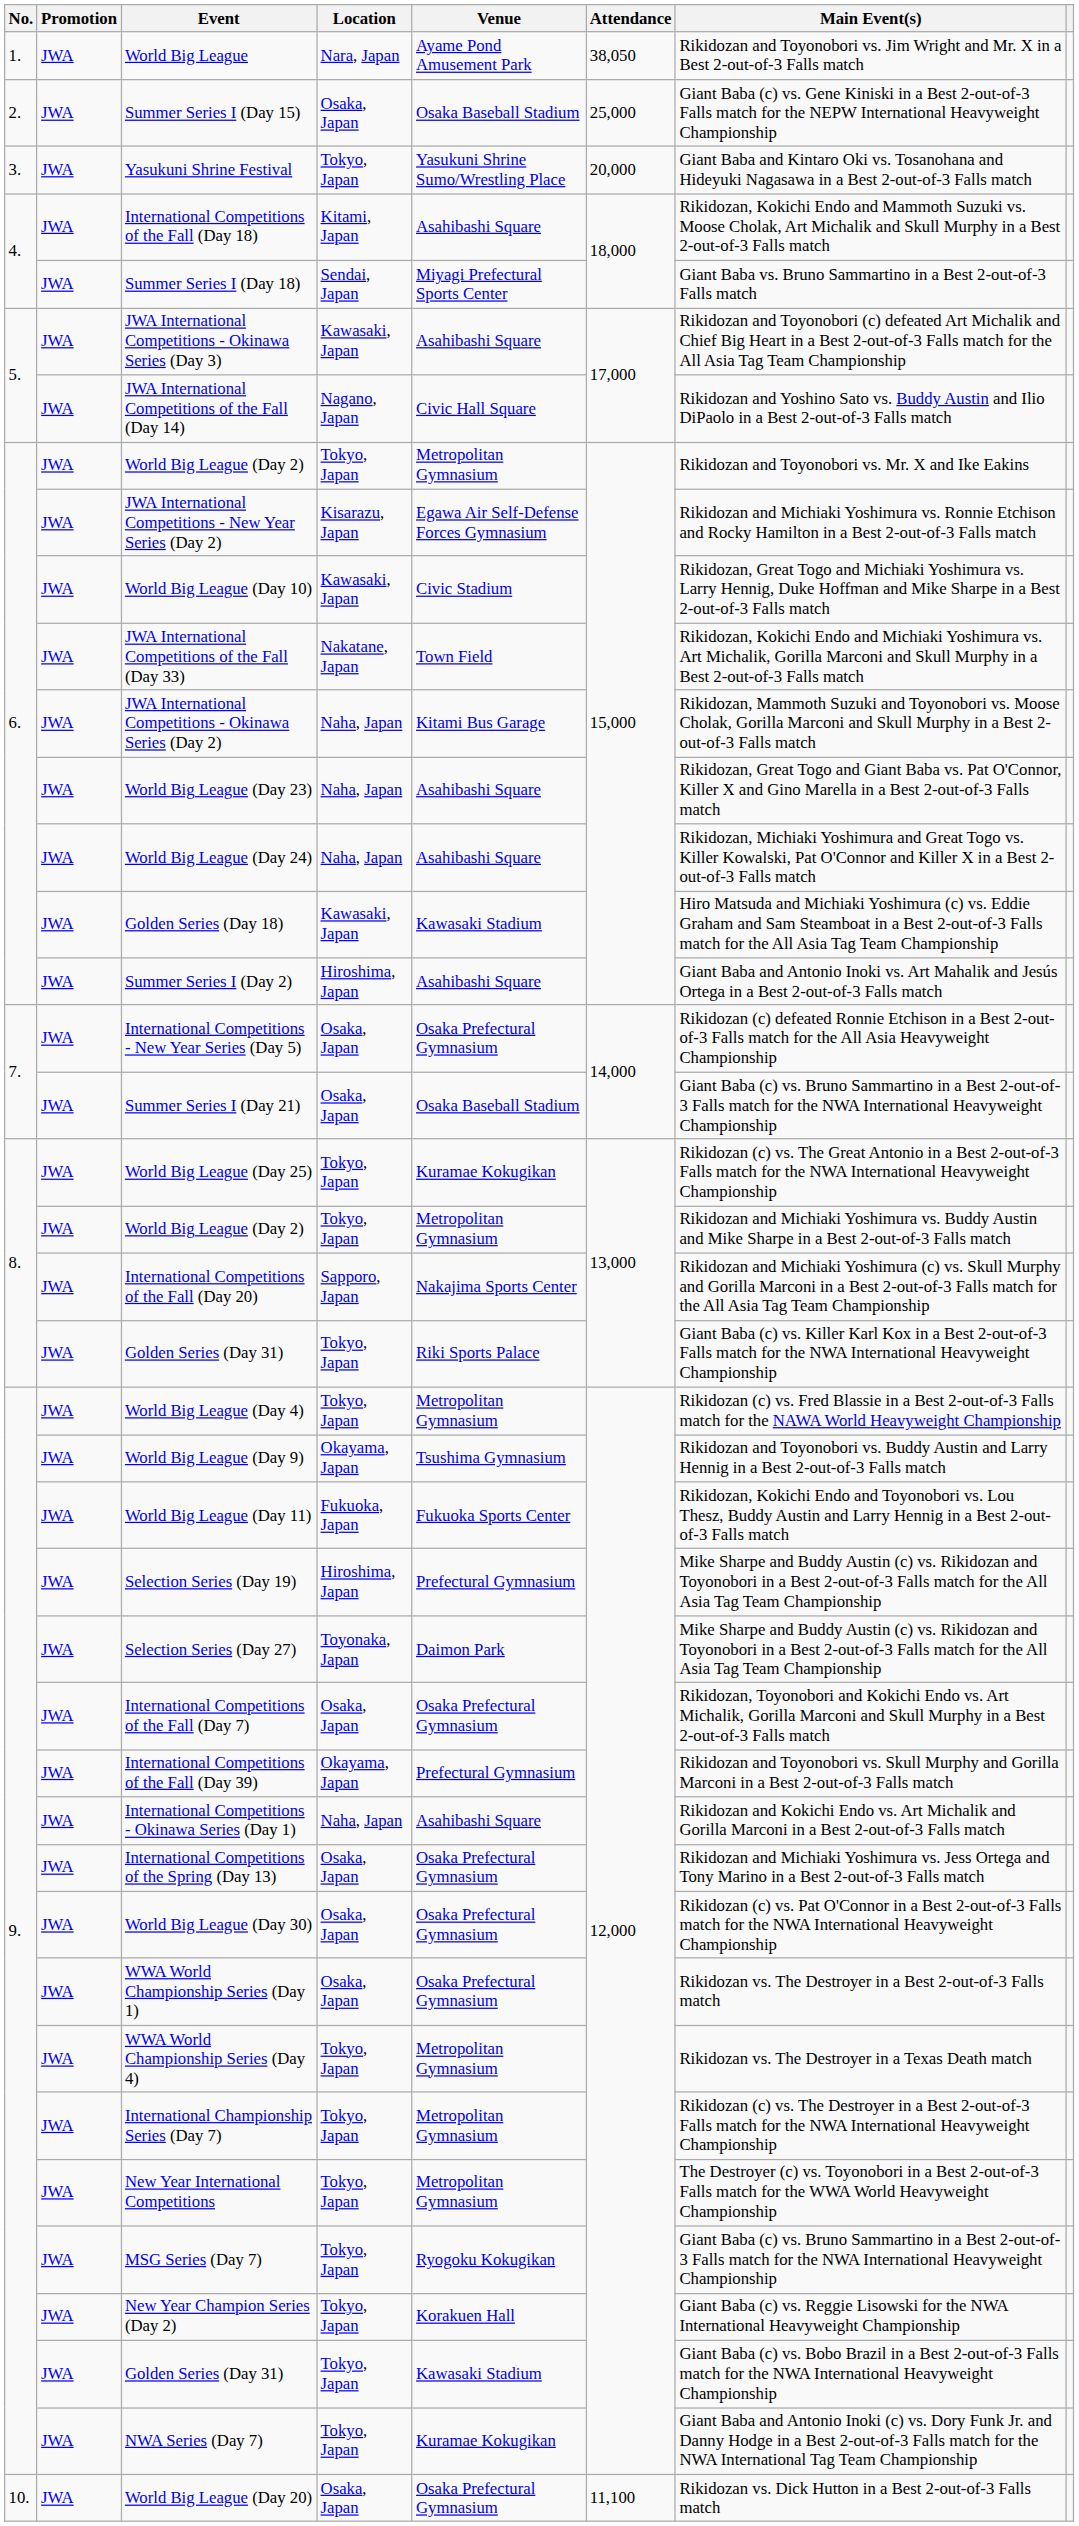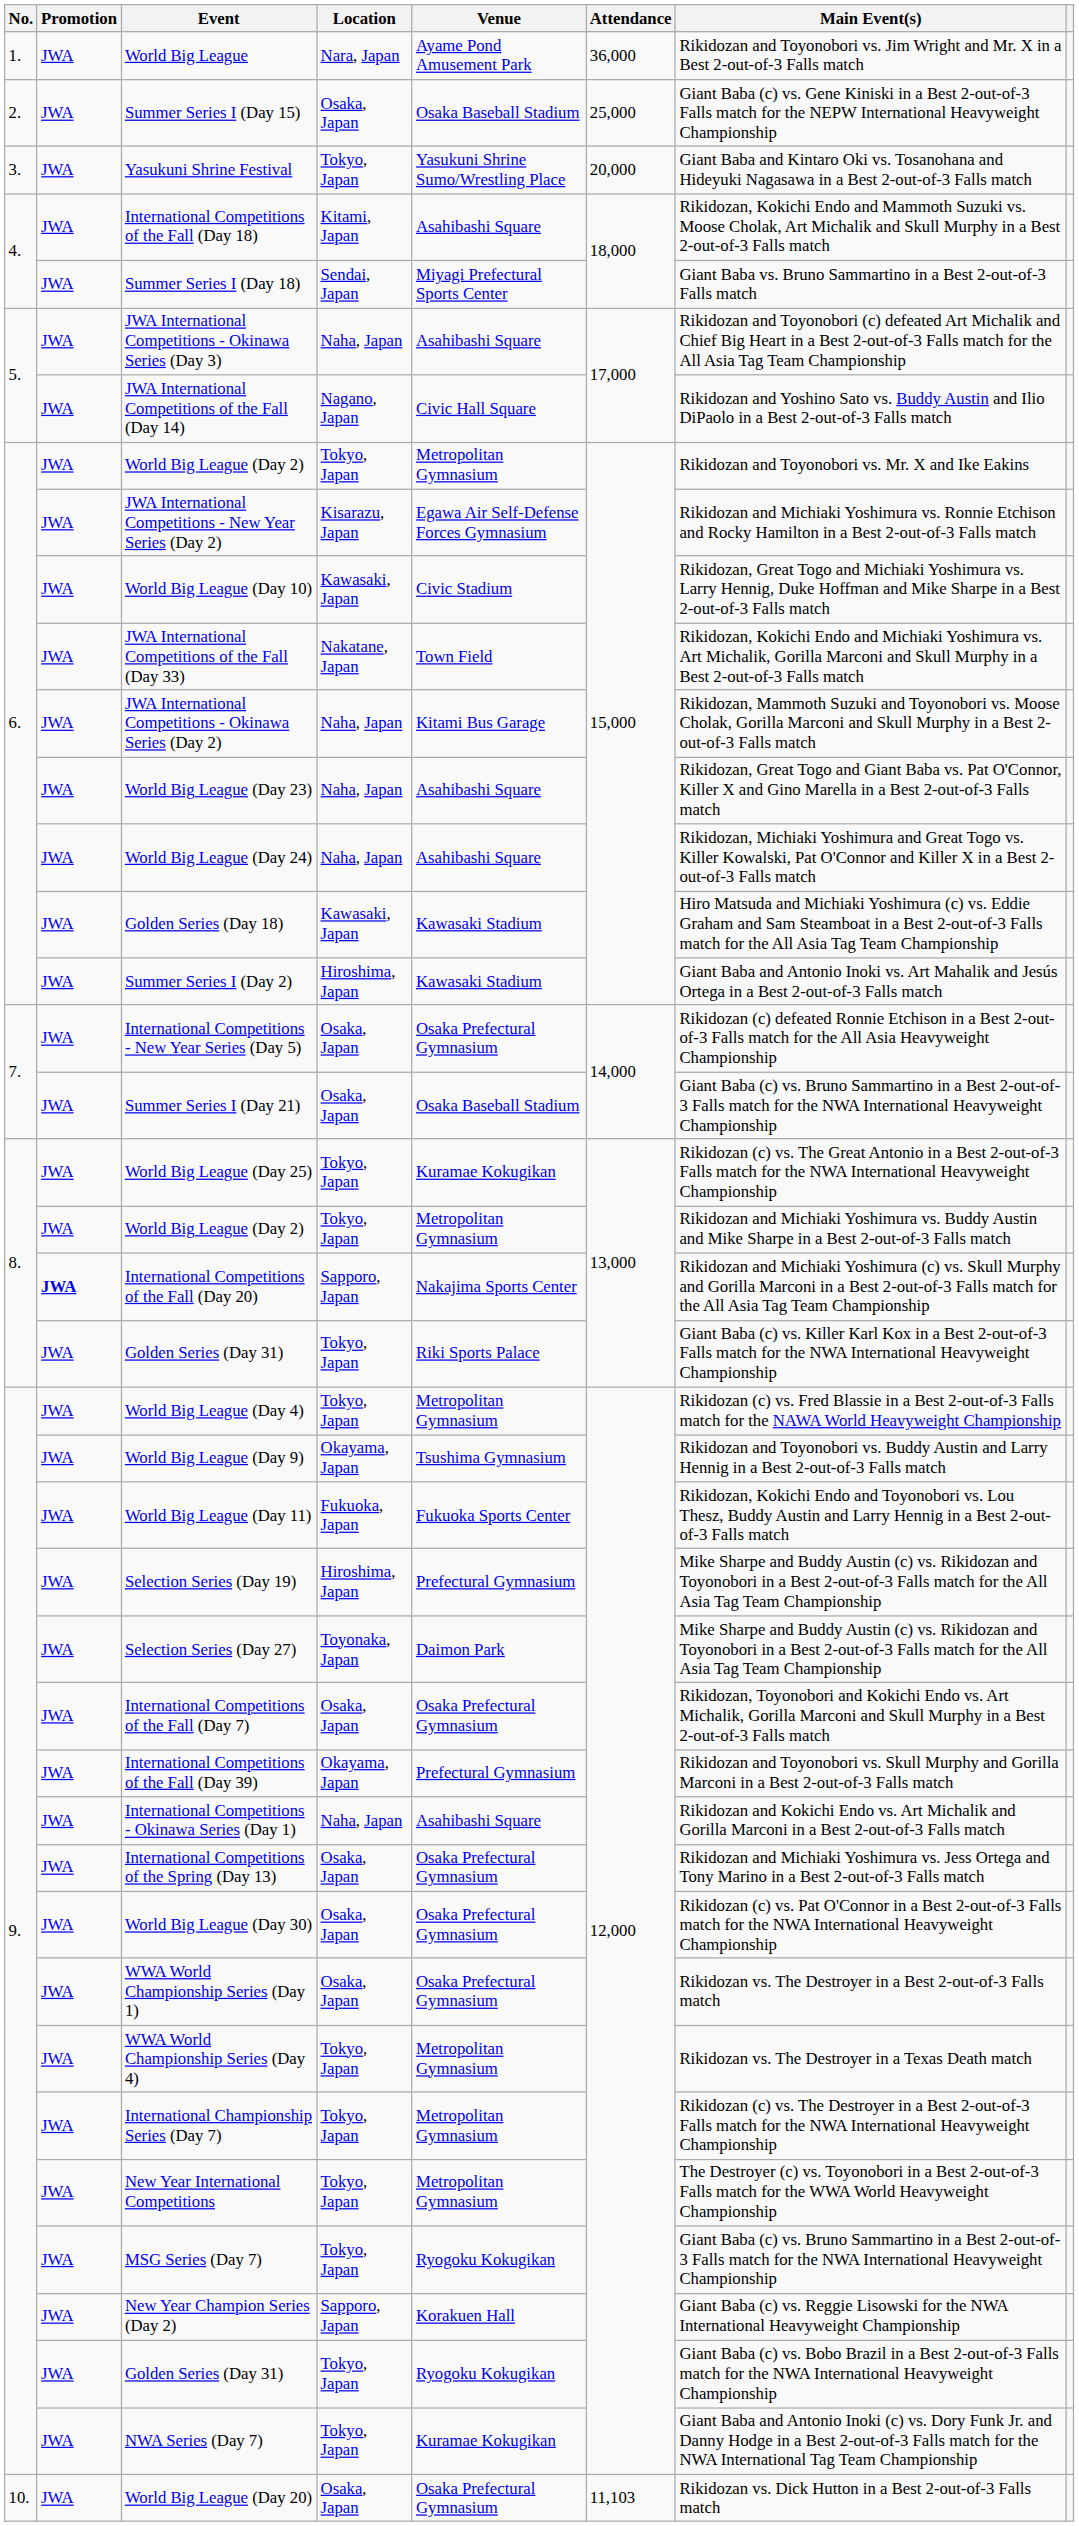(613, 55) 38,050 -> (613, 55) 36,000
(356, 340) Kawasaki, Japan -> (361, 340) Naha, Japan
(478, 980) Asahibashi Square -> (479, 980) Kawasaki Stadium
(57, 1286) normal -> (59, 1286) bold
(344, 2316) Tokyo, Japan -> (351, 2316) Sapporo, Japan
(479, 2373) Kawasaki Stadium -> (486, 2373) Ryogoku Kokugikan
(612, 2497) 11,100 -> (612, 2497) 11,103
